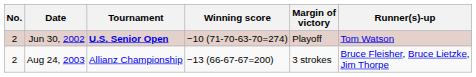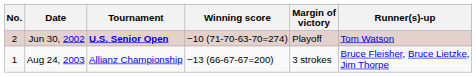(14, 59) 2 -> (14, 59) 1
